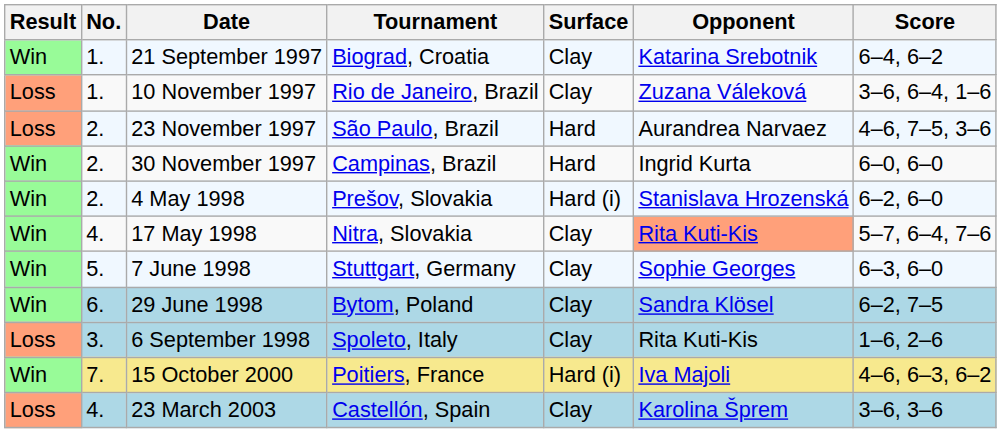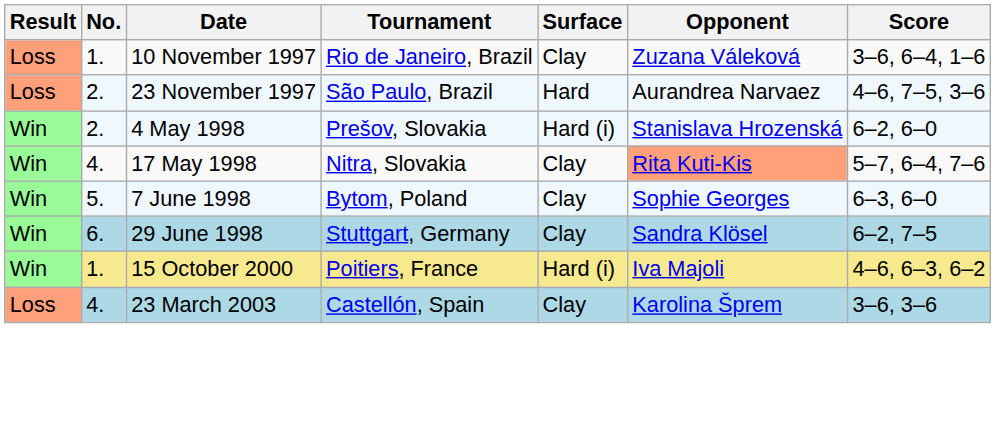- row: (227, 56)
- row: (224, 162)
(424, 268) Stuttgart, Germany -> (397, 197) Bytom, Poland
(403, 303) Bytom, Poland -> (418, 233) Stuttgart, Germany
- row: (221, 339)
(95, 374) 7. -> (95, 268) 1.
